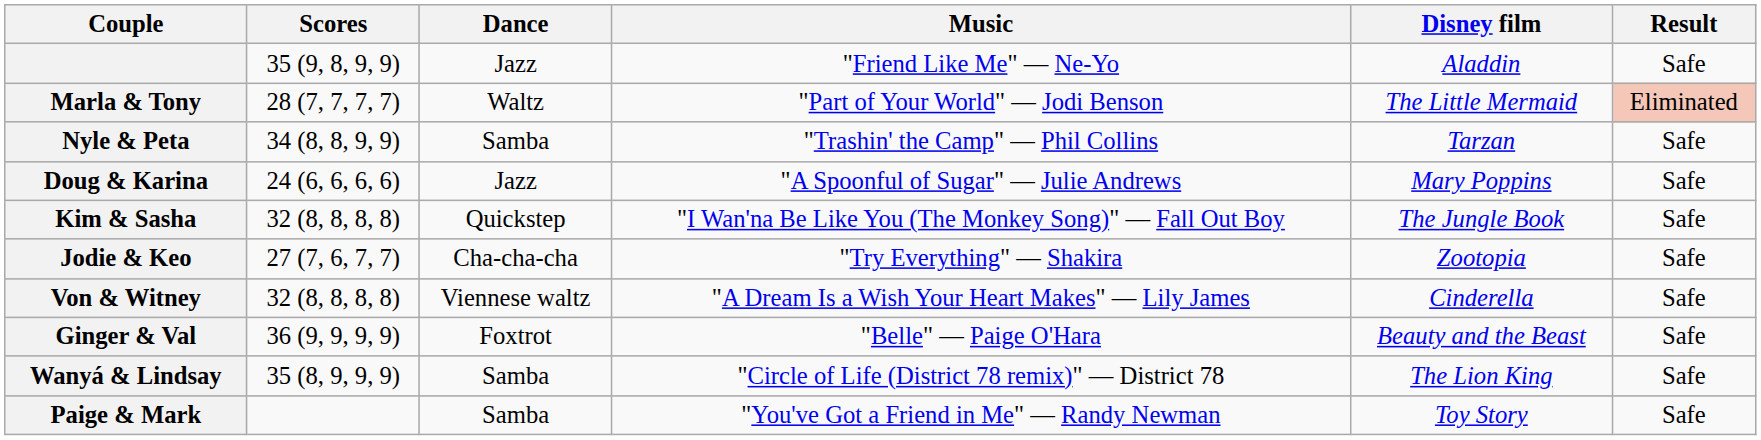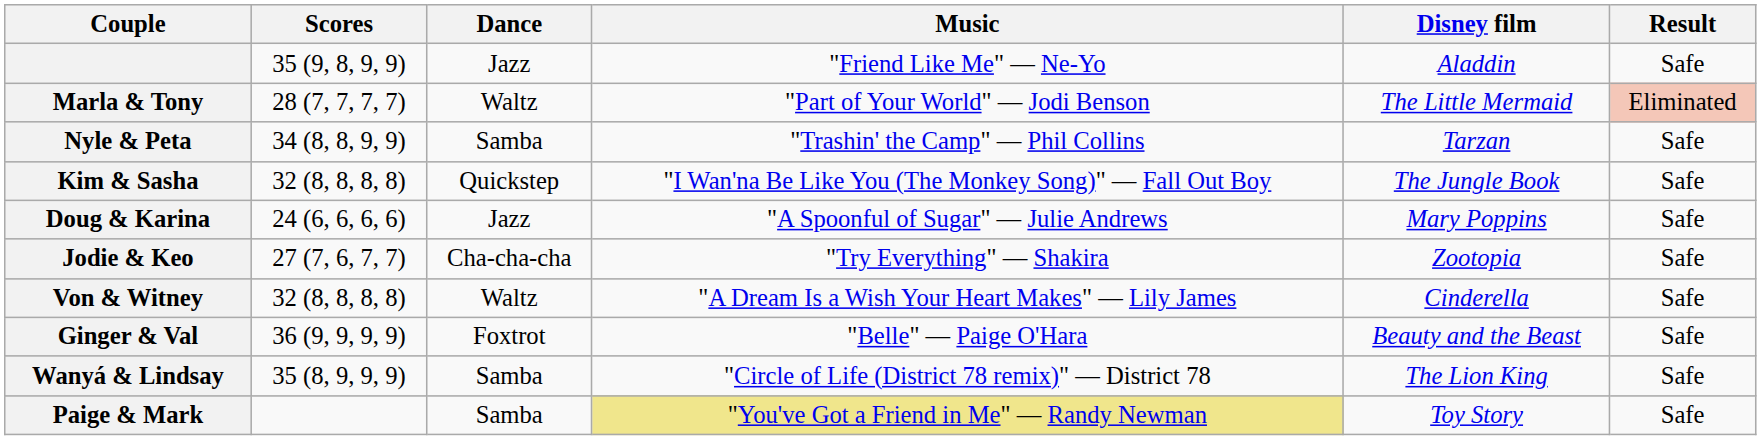rows swapped: (126, 180) <-> (126, 219)
(516, 297) Viennese waltz -> (509, 297) Waltz
(981, 414) no background -> (967, 414) khaki background
